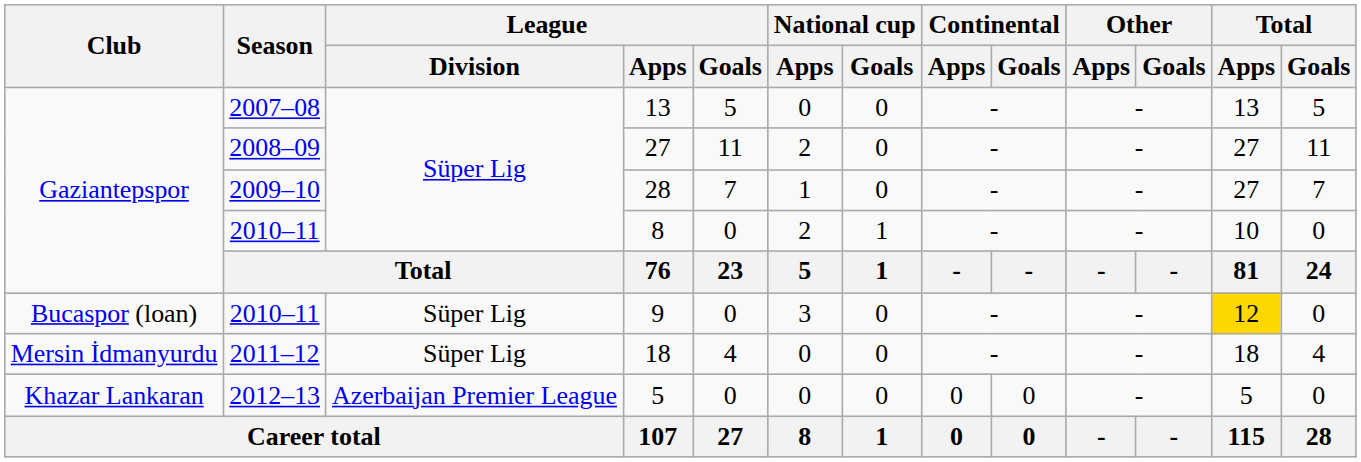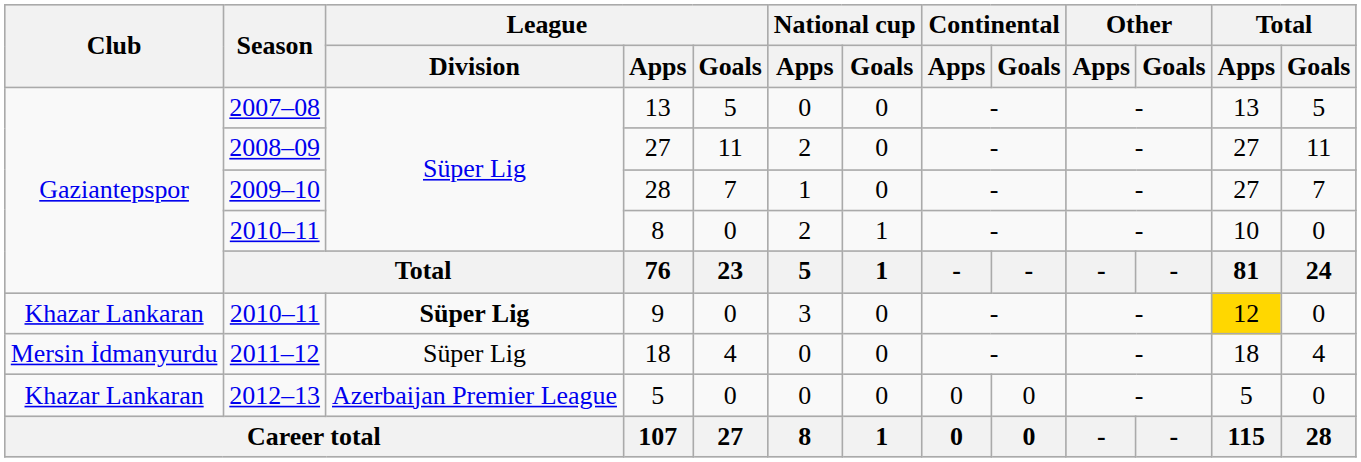(114, 312) Bucaspor (loan) -> (114, 312) Khazar Lankaran
(474, 312) normal -> (474, 312) bold
